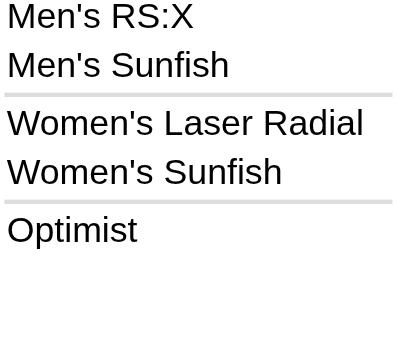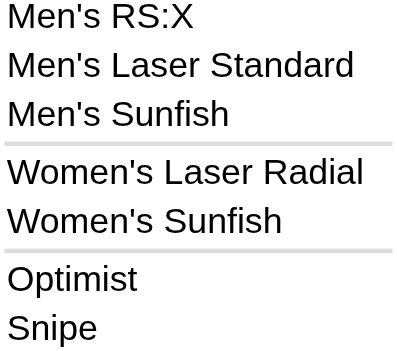+ row: (181, 65)
+ row: (52, 328)
